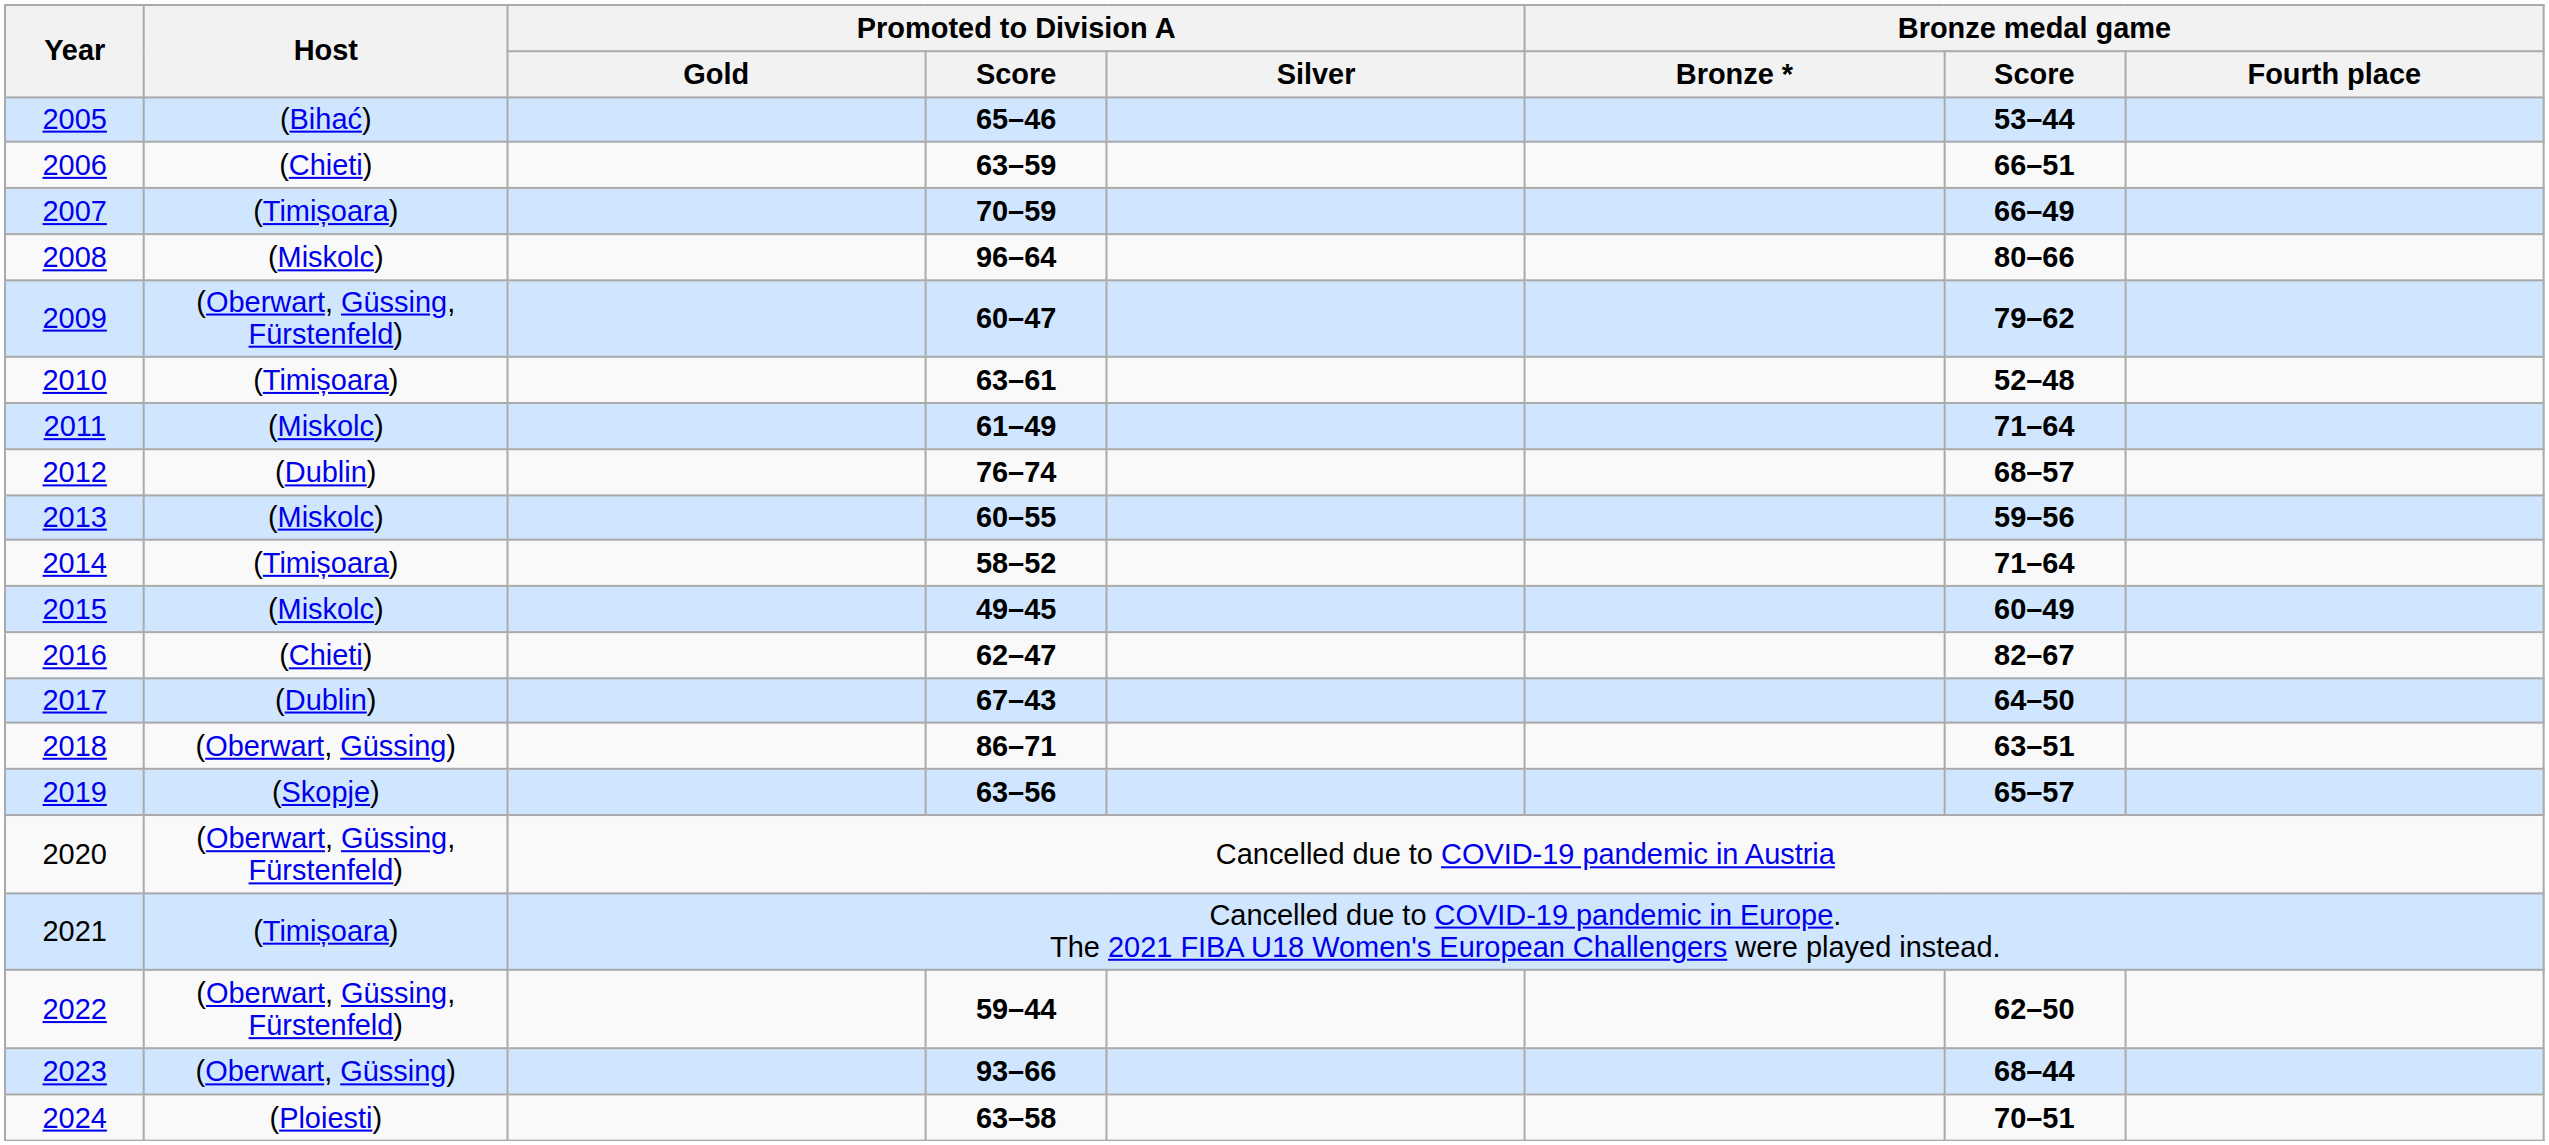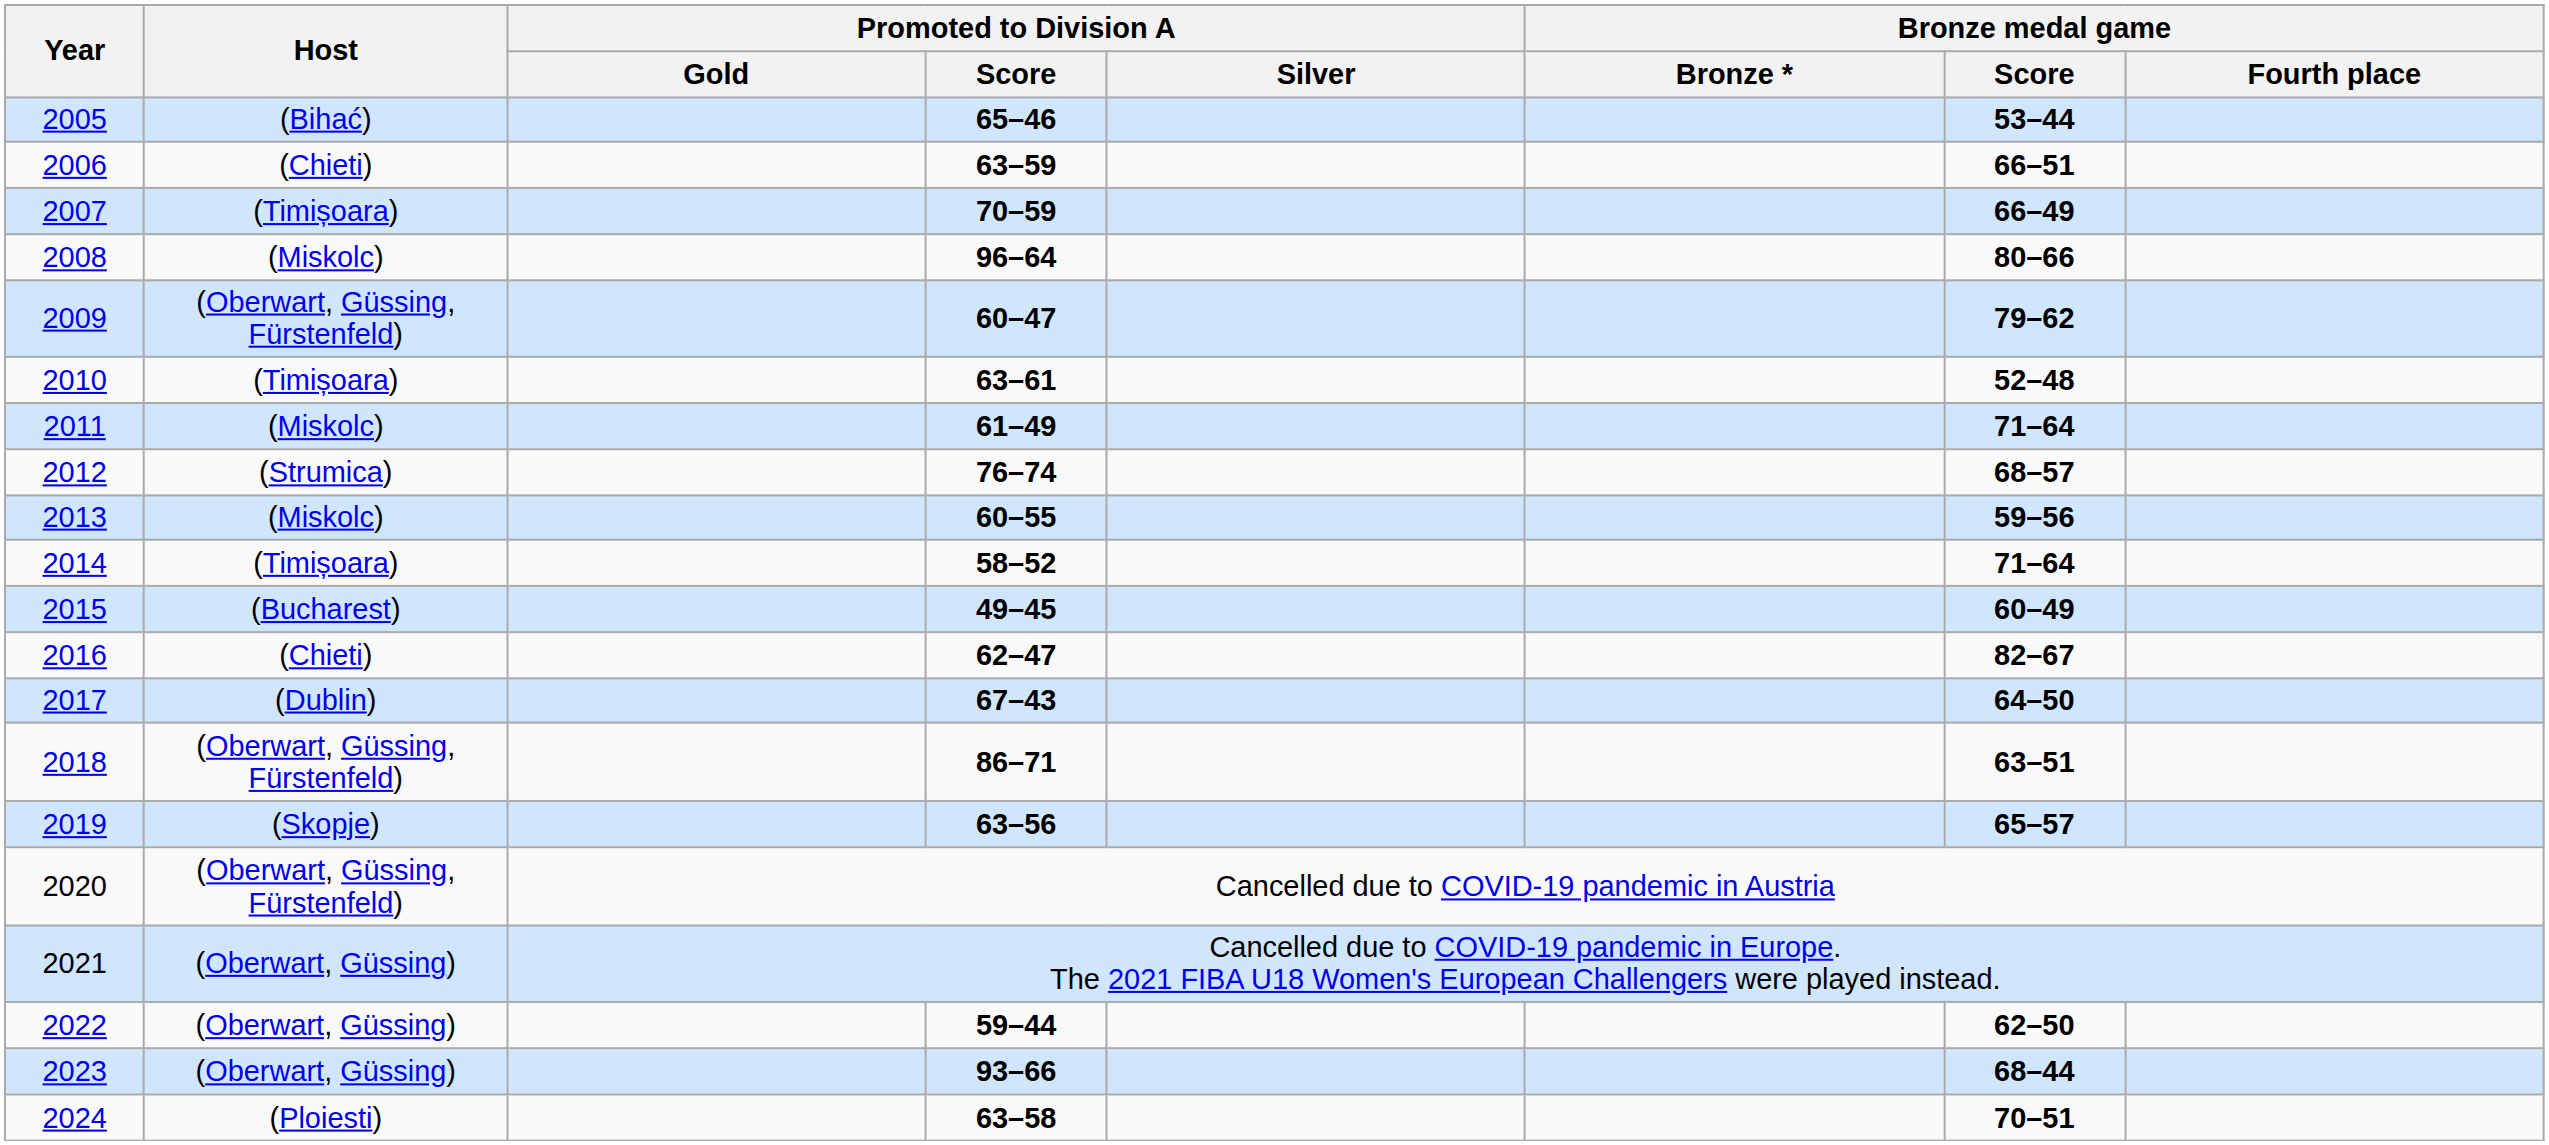(326, 472) (Dublin) -> (326, 472) (Strumica)
(326, 609) (Miskolc) -> (326, 609) (Bucharest)
(326, 746) (Oberwart, Güssing) -> (326, 762) (Oberwart, Güssing, Fürstenfeld)
(326, 932) (Timișoara) -> (326, 964) (Oberwart, Güssing)
(326, 1010) (Oberwart, Güssing, Fürstenfeld) -> (326, 1026) (Oberwart, Güssing)
